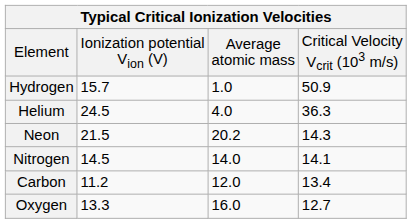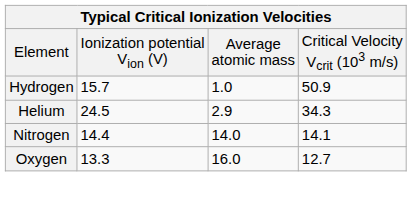(222, 111) 4.0 -> (222, 111) 2.9
(316, 111) 36.3 -> (316, 111) 34.3
- row: (41, 135)
(95, 158) 14.5 -> (95, 135) 14.4
- row: (41, 182)
